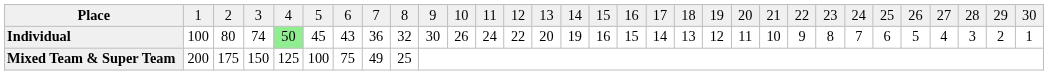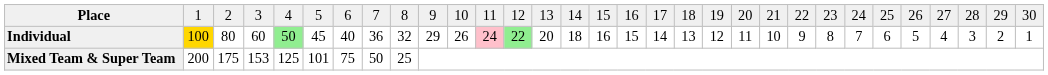(198, 37) no background -> (198, 37) gold background
(258, 37) 74 -> (258, 37) 60
(348, 37) 43 -> (348, 37) 40
(433, 37) 30 -> (433, 37) 29
(490, 37) no background -> (490, 37) pink background
(518, 37) no background -> (518, 37) lightgreen background
(575, 37) 19 -> (575, 37) 18
(258, 58) 150 -> (258, 58) 153
(319, 58) 100 -> (319, 58) 101
(376, 58) 49 -> (376, 58) 50
